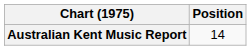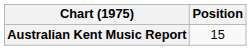(218, 34) 14 -> (218, 34) 15
